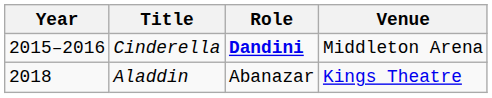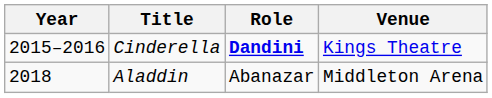(403, 48) Middleton Arena -> (392, 48) Kings Theatre
(392, 77) Kings Theatre -> (403, 77) Middleton Arena
